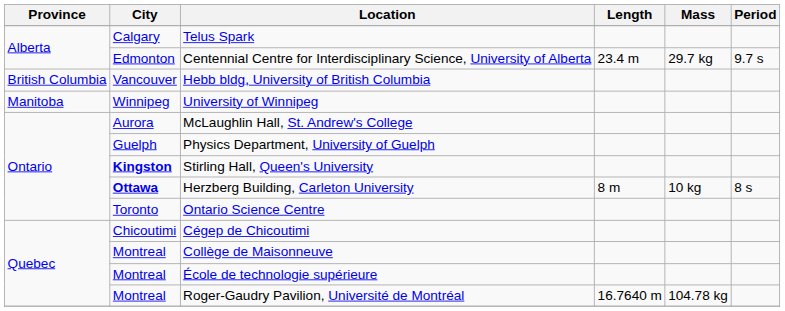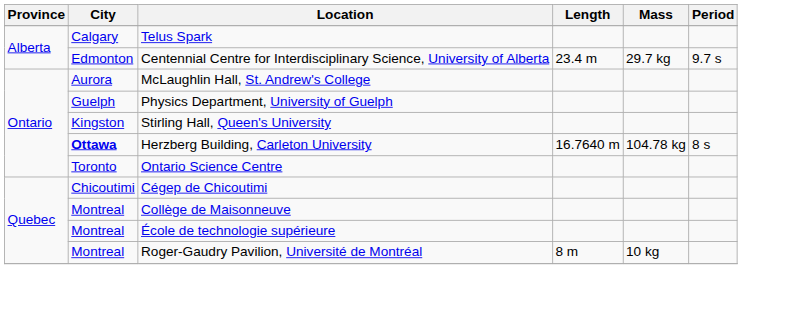- row: (307, 79)
- row: (251, 101)
(142, 166) bold -> (98, 123) normal
(609, 187) 8 m -> (588, 144) 16.7640 m
(685, 187) 10 kg -> (656, 144) 104.78 kg
(630, 295) 16.7640 m -> (567, 252) 8 m
(698, 295) 104.78 kg -> (643, 252) 10 kg
